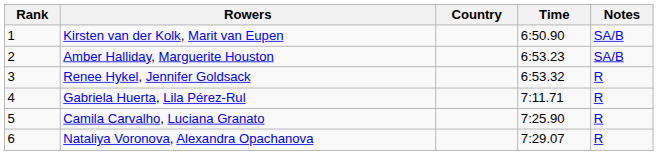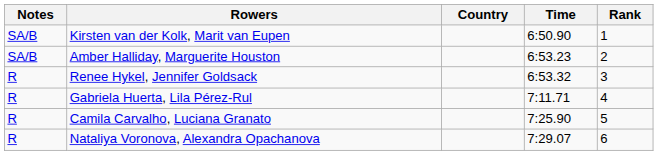columns swapped: (32, 14) <-> (622, 14)
